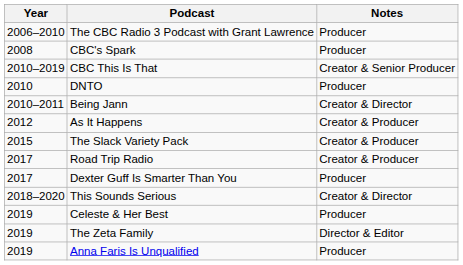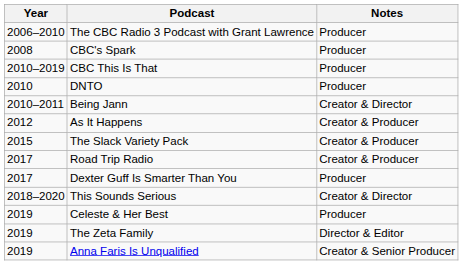(387, 68) Creator & Senior Producer -> (343, 68) Producer
(343, 251) Producer -> (387, 251) Creator & Senior Producer
